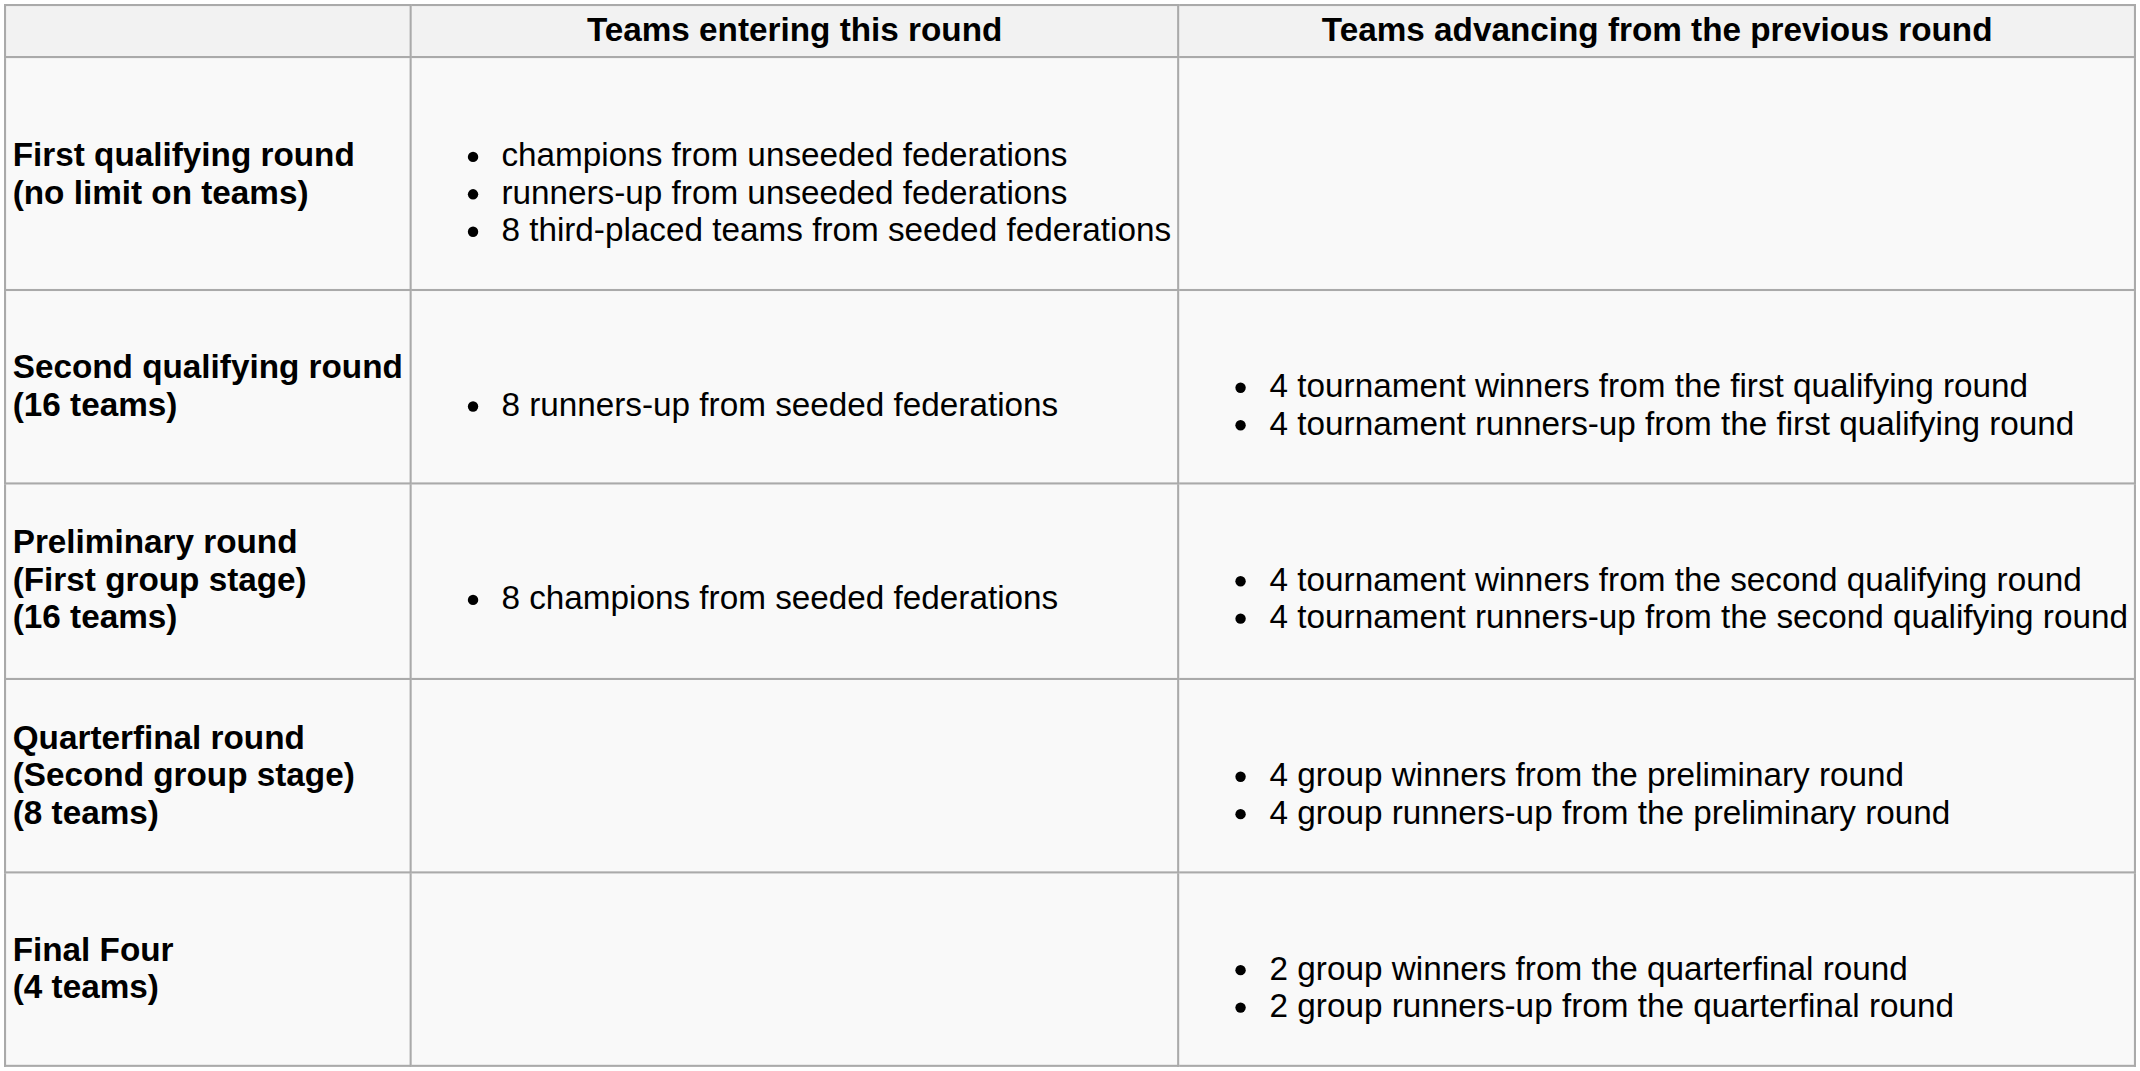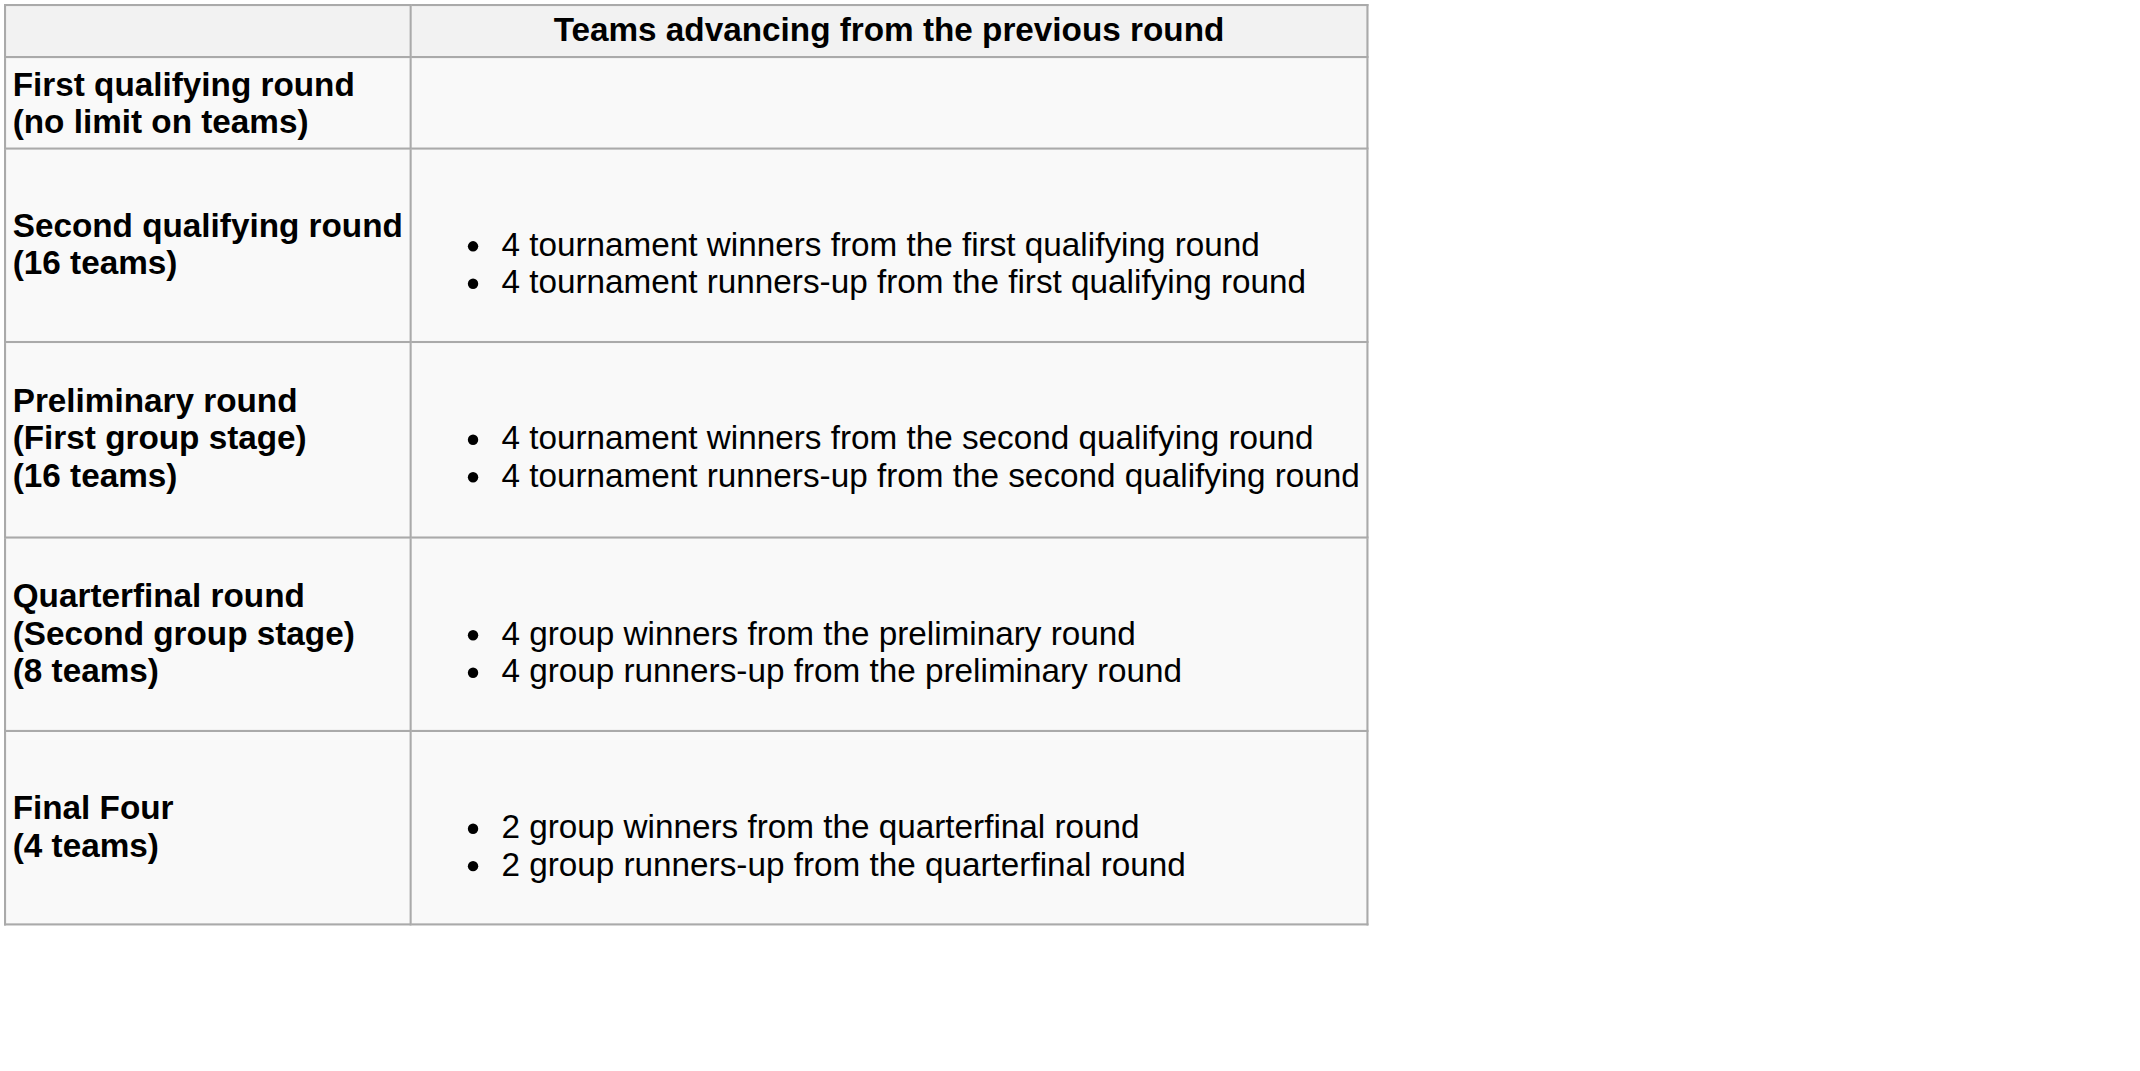- column: (795, 30)
